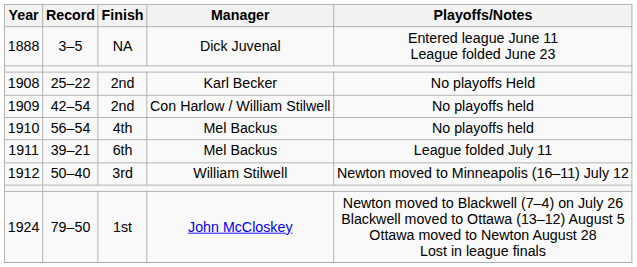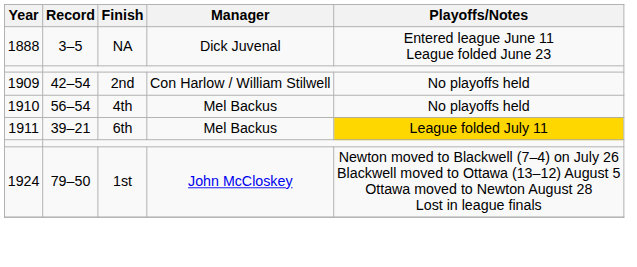- row: (24, 83)
(483, 151) no background -> (479, 128) gold background
- row: (24, 173)
